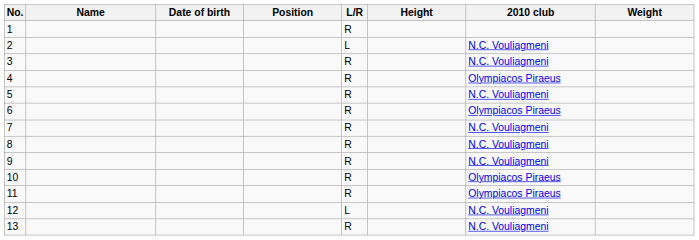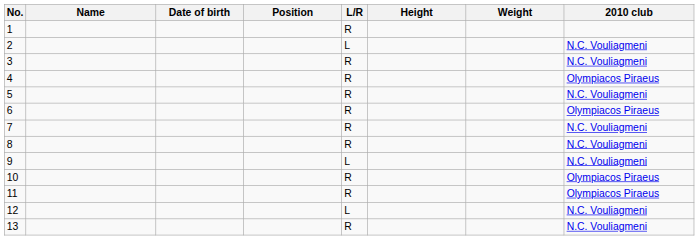columns swapped: (645, 12) <-> (531, 12)
(348, 161) R -> (347, 161) L
